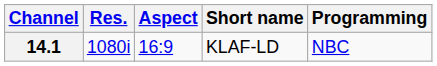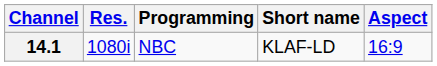columns swapped: (168, 18) <-> (370, 18)
